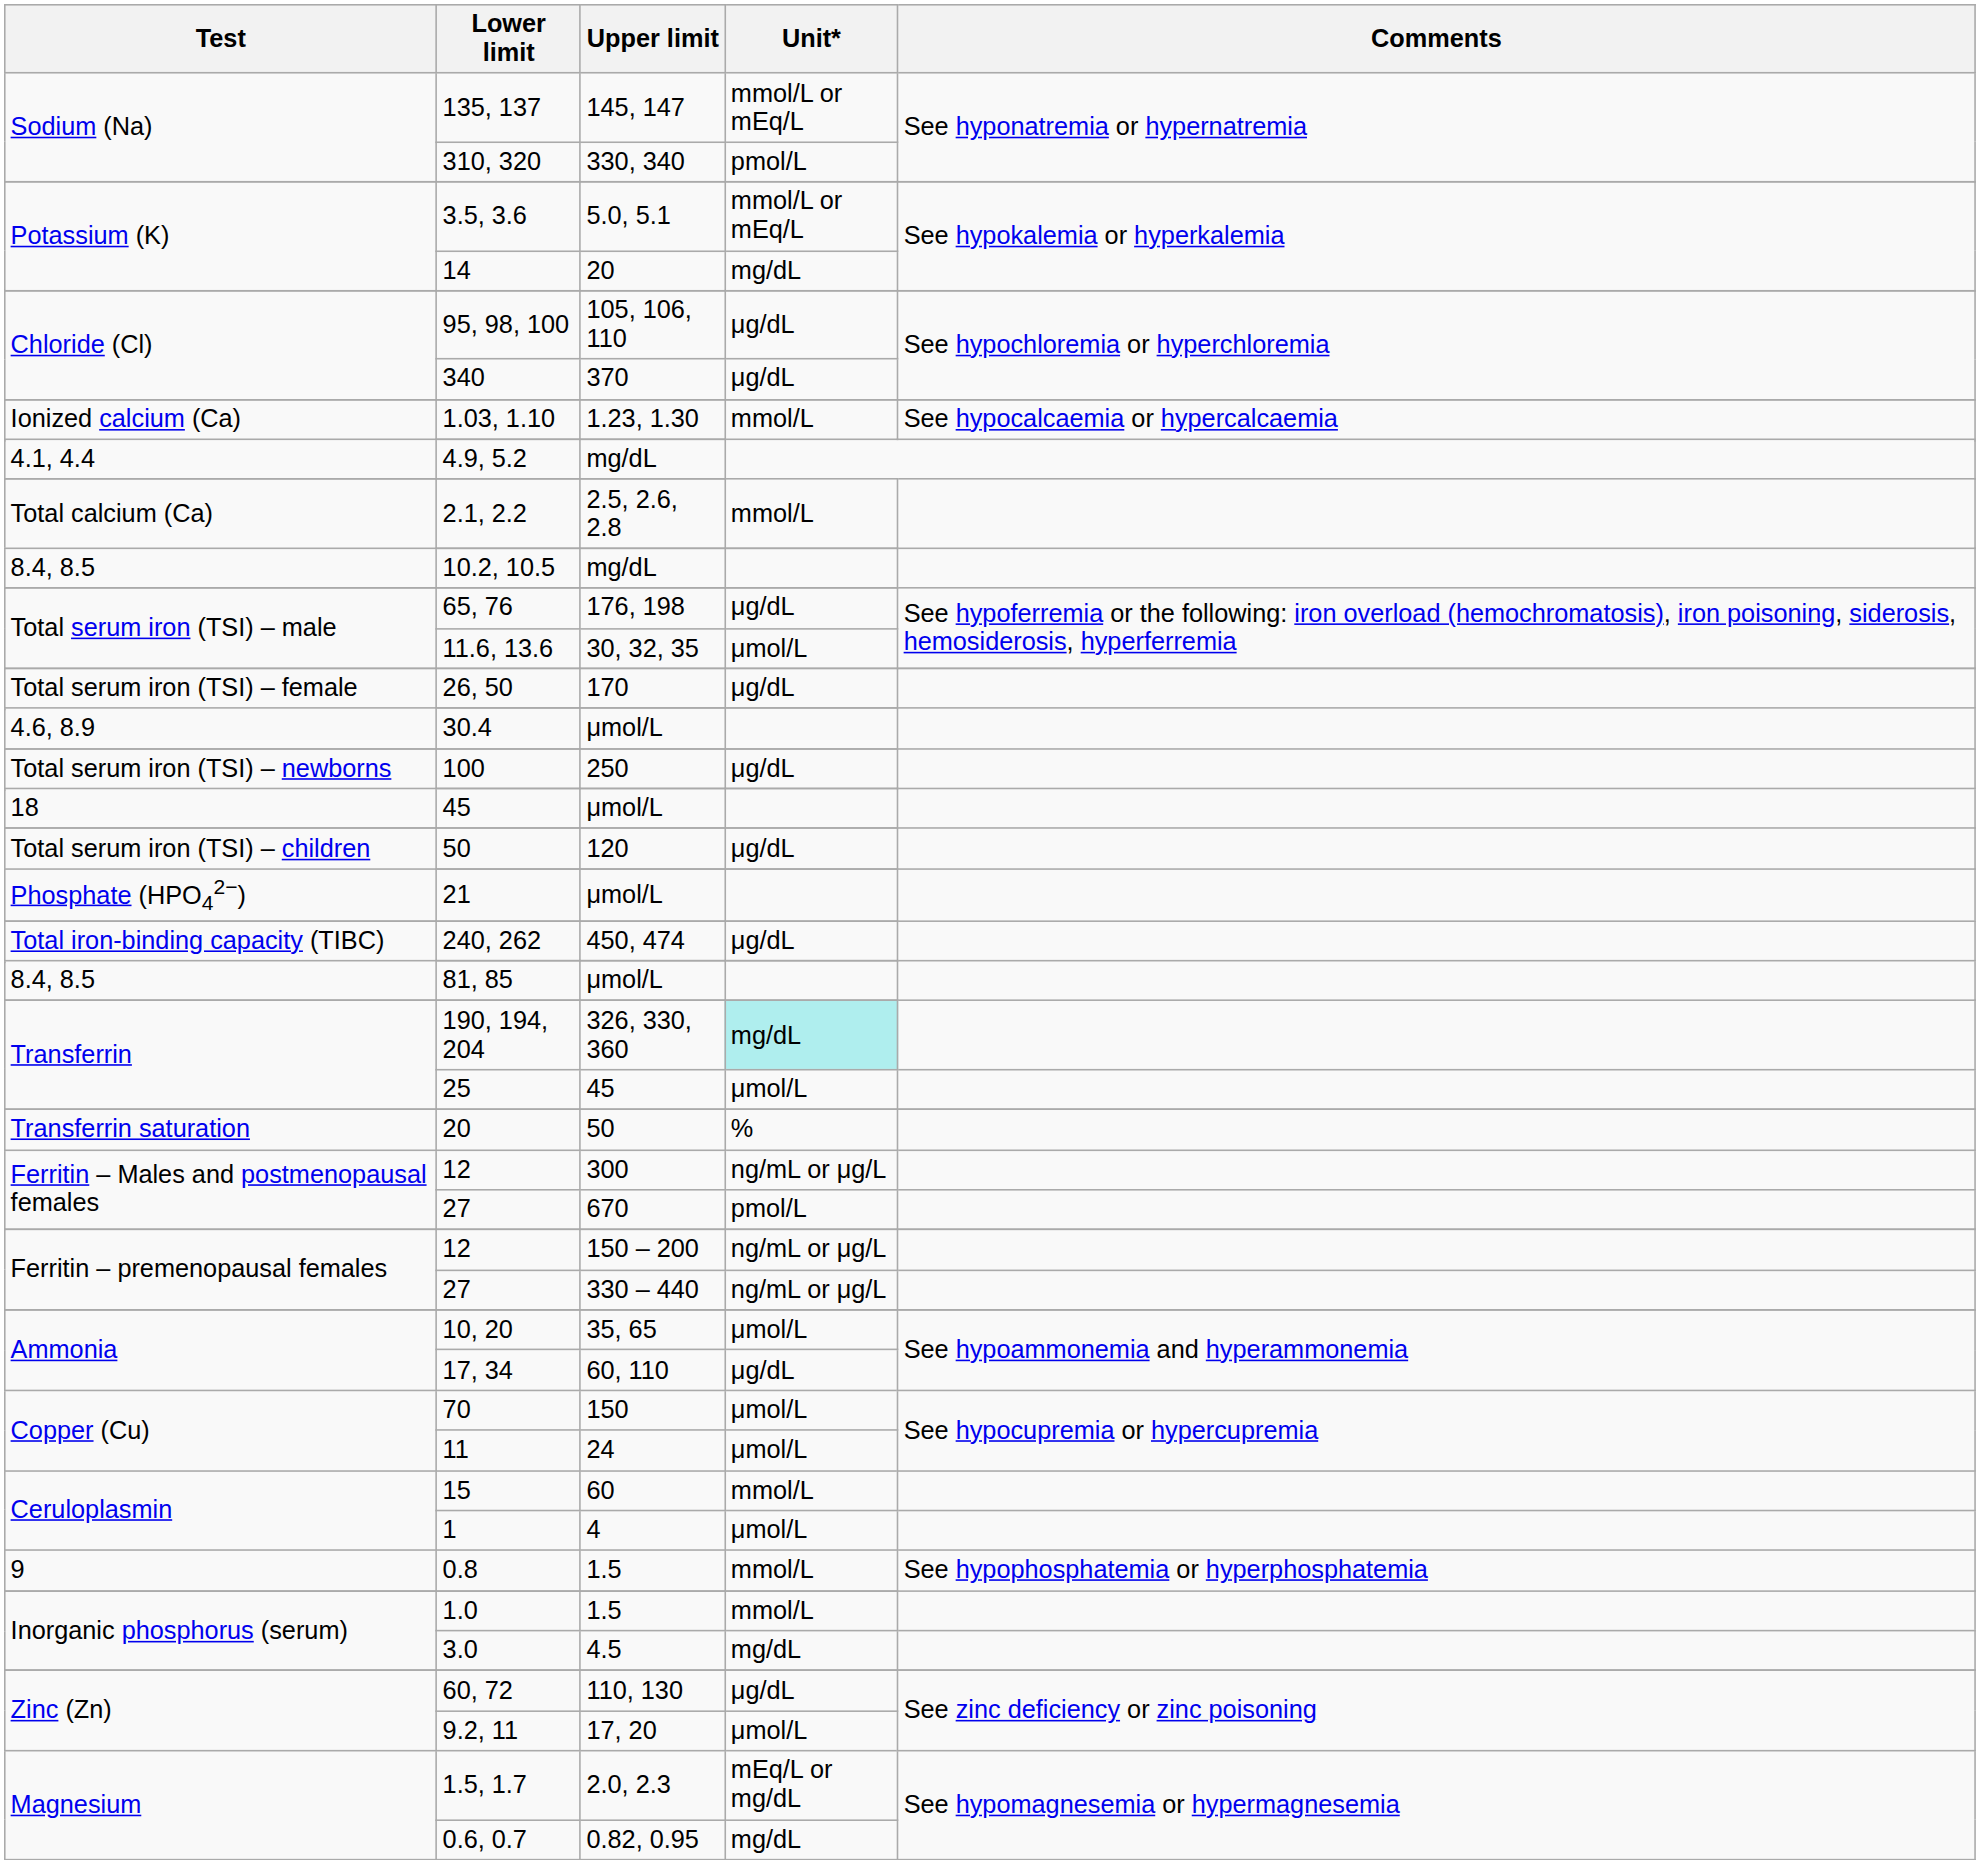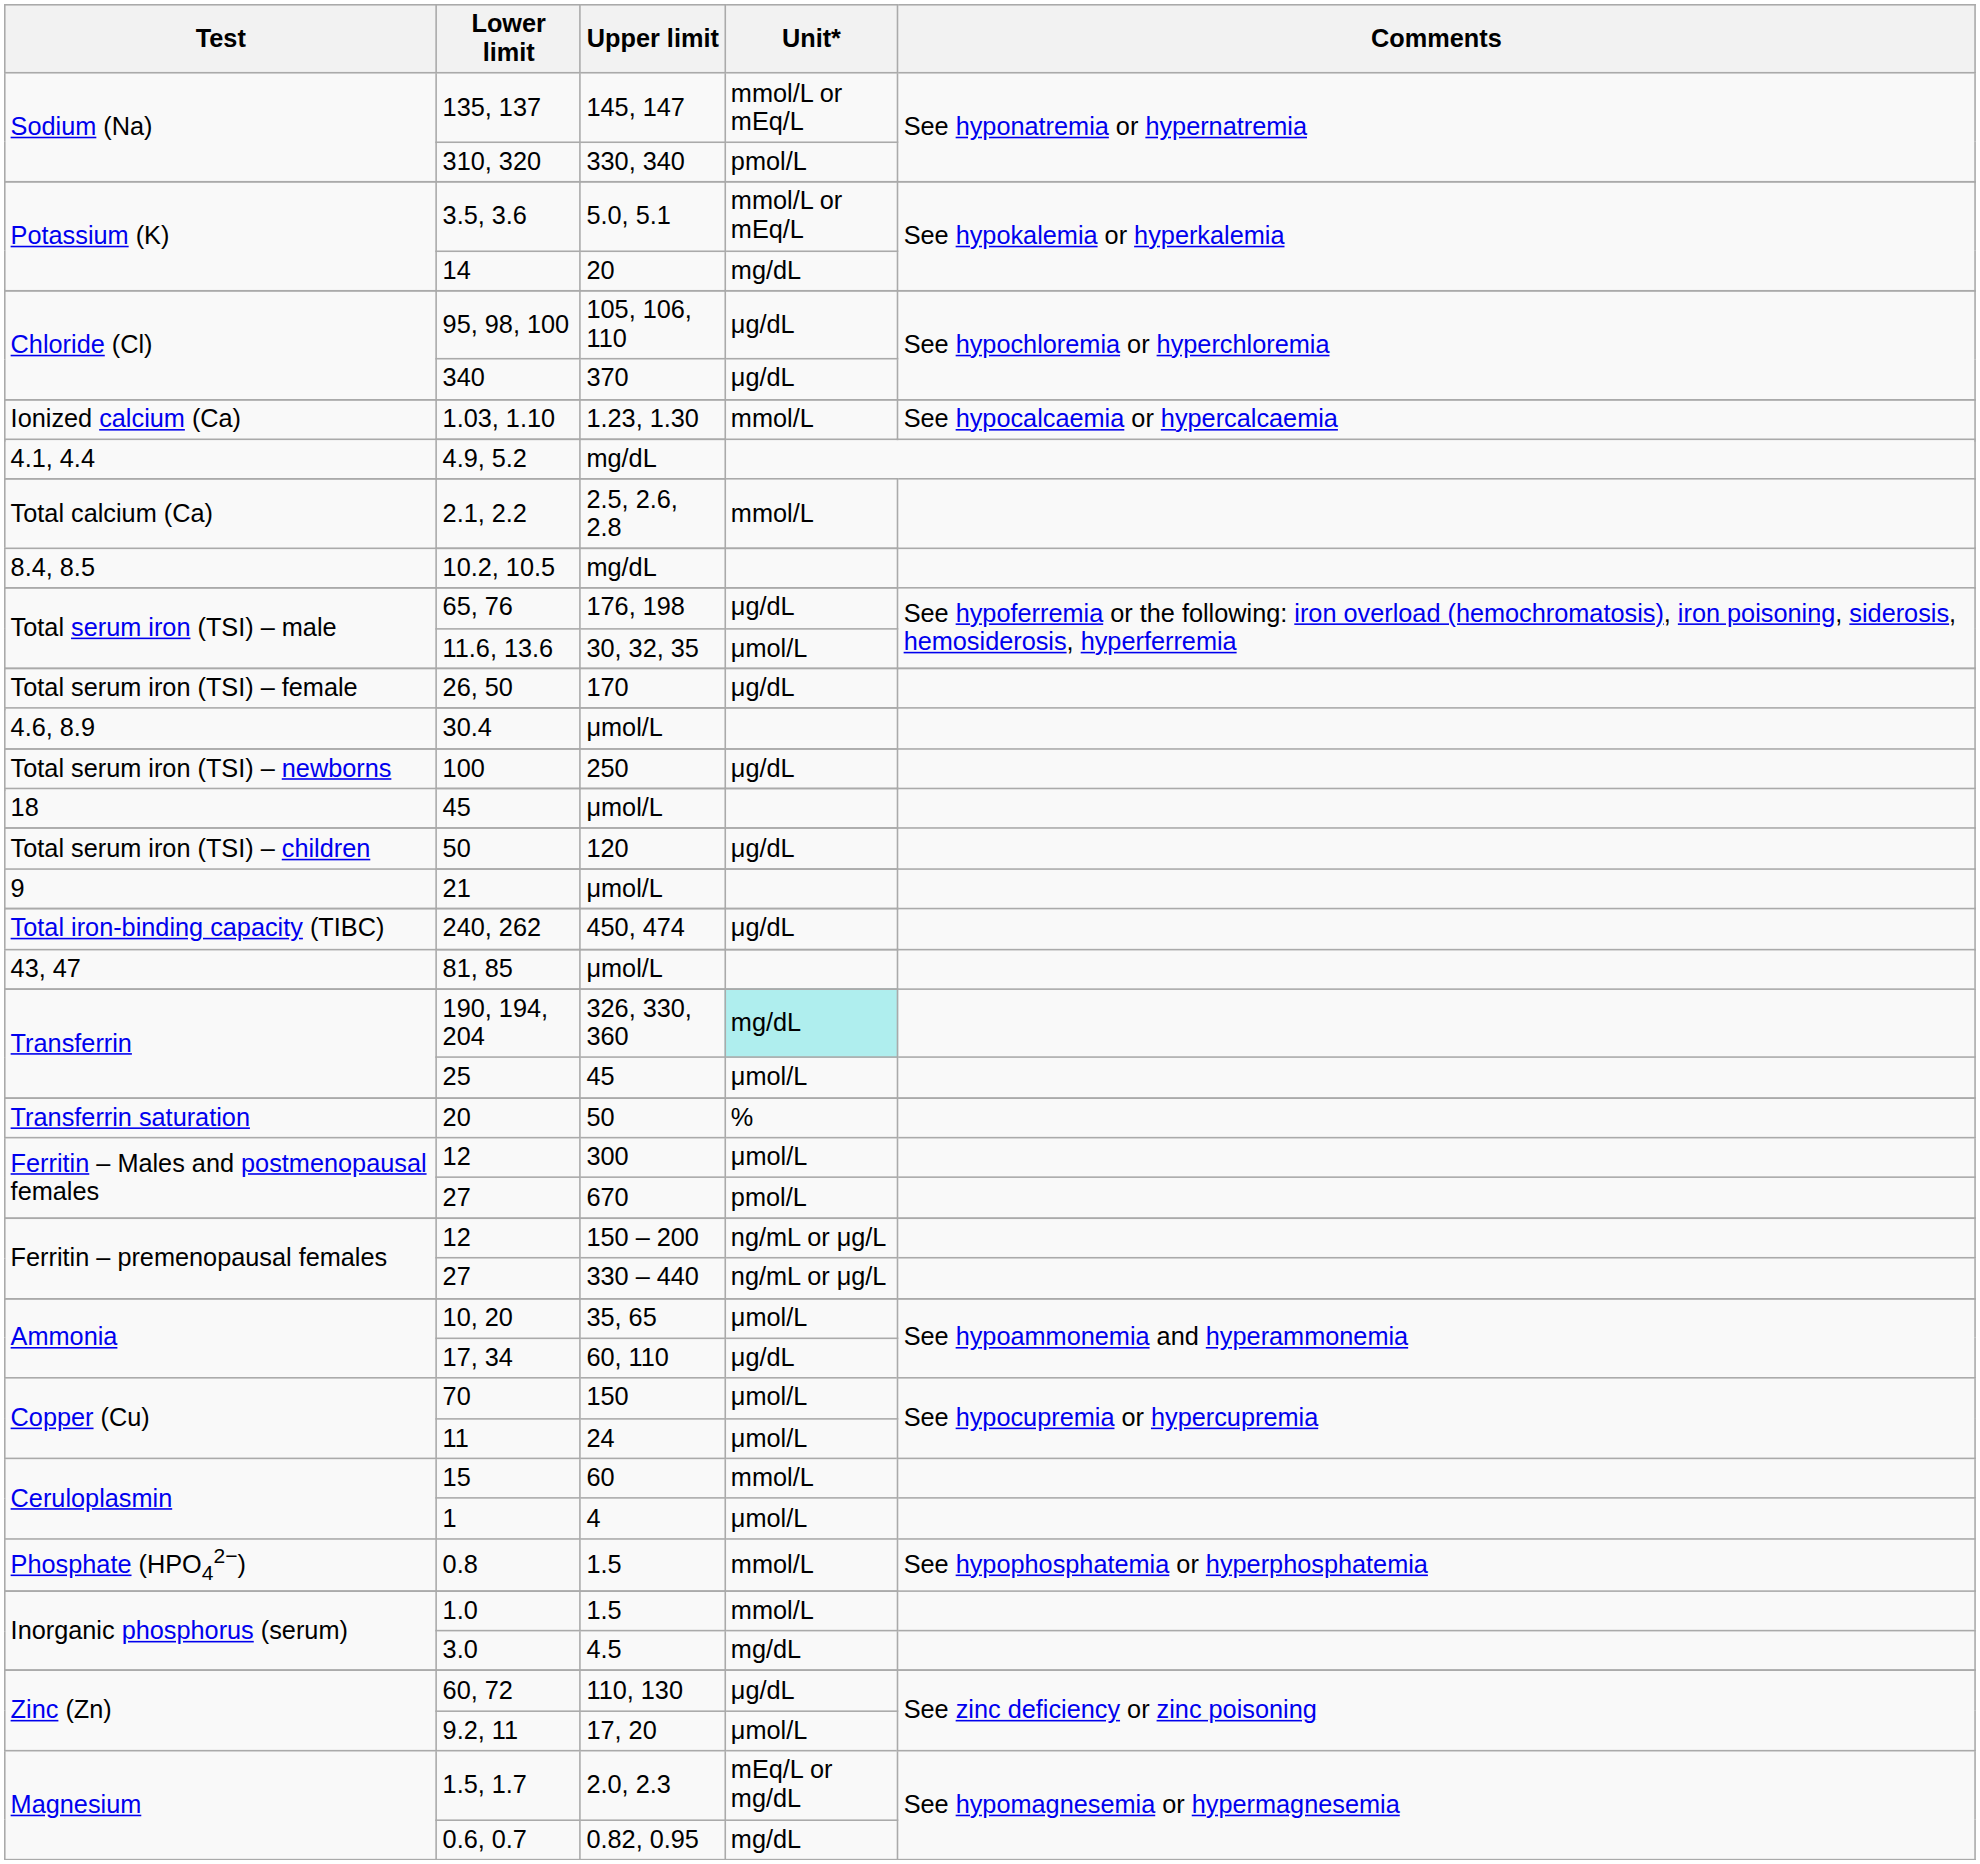(128, 895) Phosphate (HPO42−) -> (18, 888) 9
(53, 980) 8.4, 8.5 -> (46, 968) 43, 47
(809, 1169) ng/mL or μg/L -> (769, 1157) μmol/L
(18, 1570) 9 -> (128, 1565) Phosphate (HPO42−)
